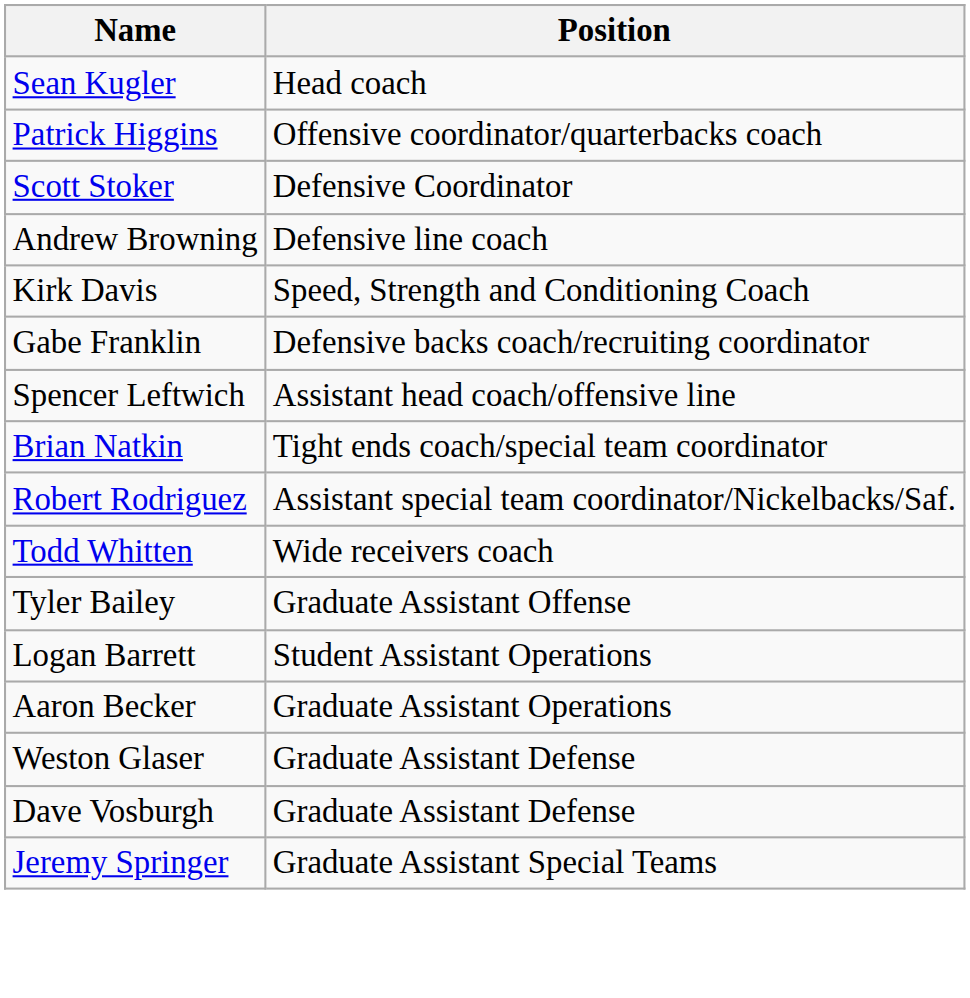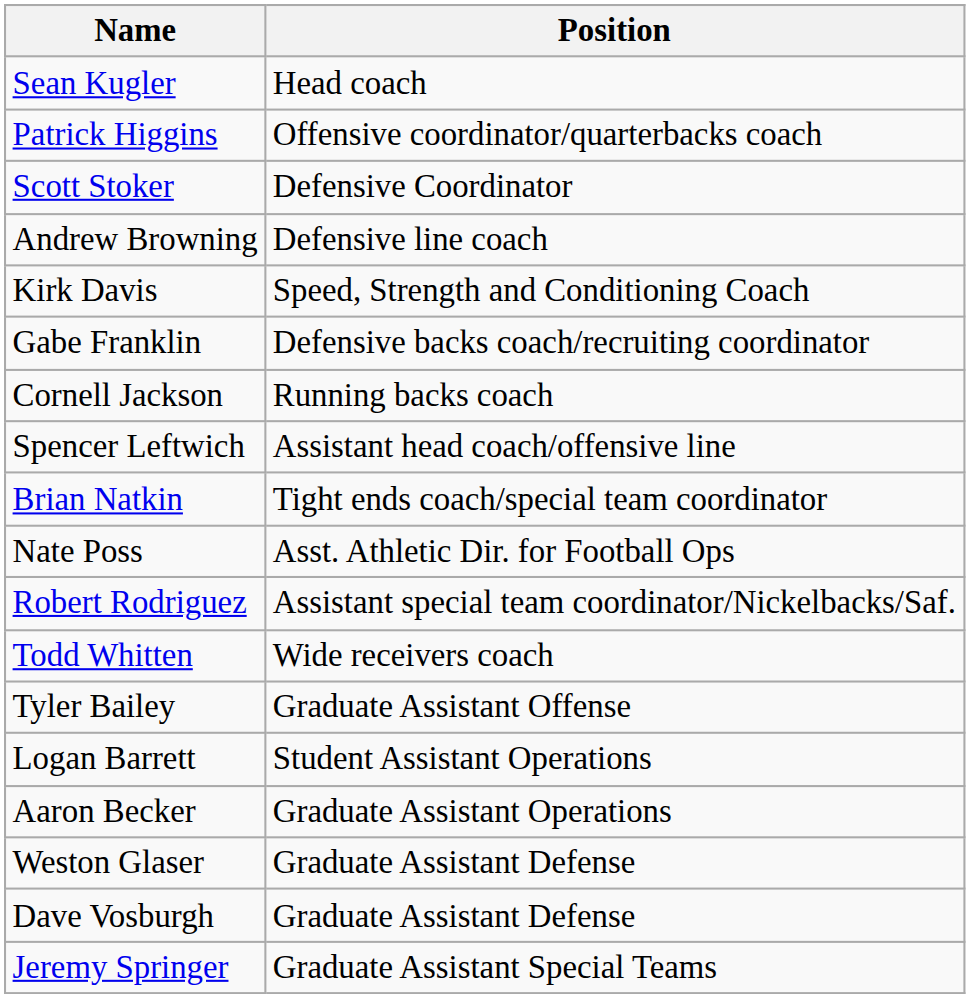+ row: (118, 394)
+ row: (78, 550)
